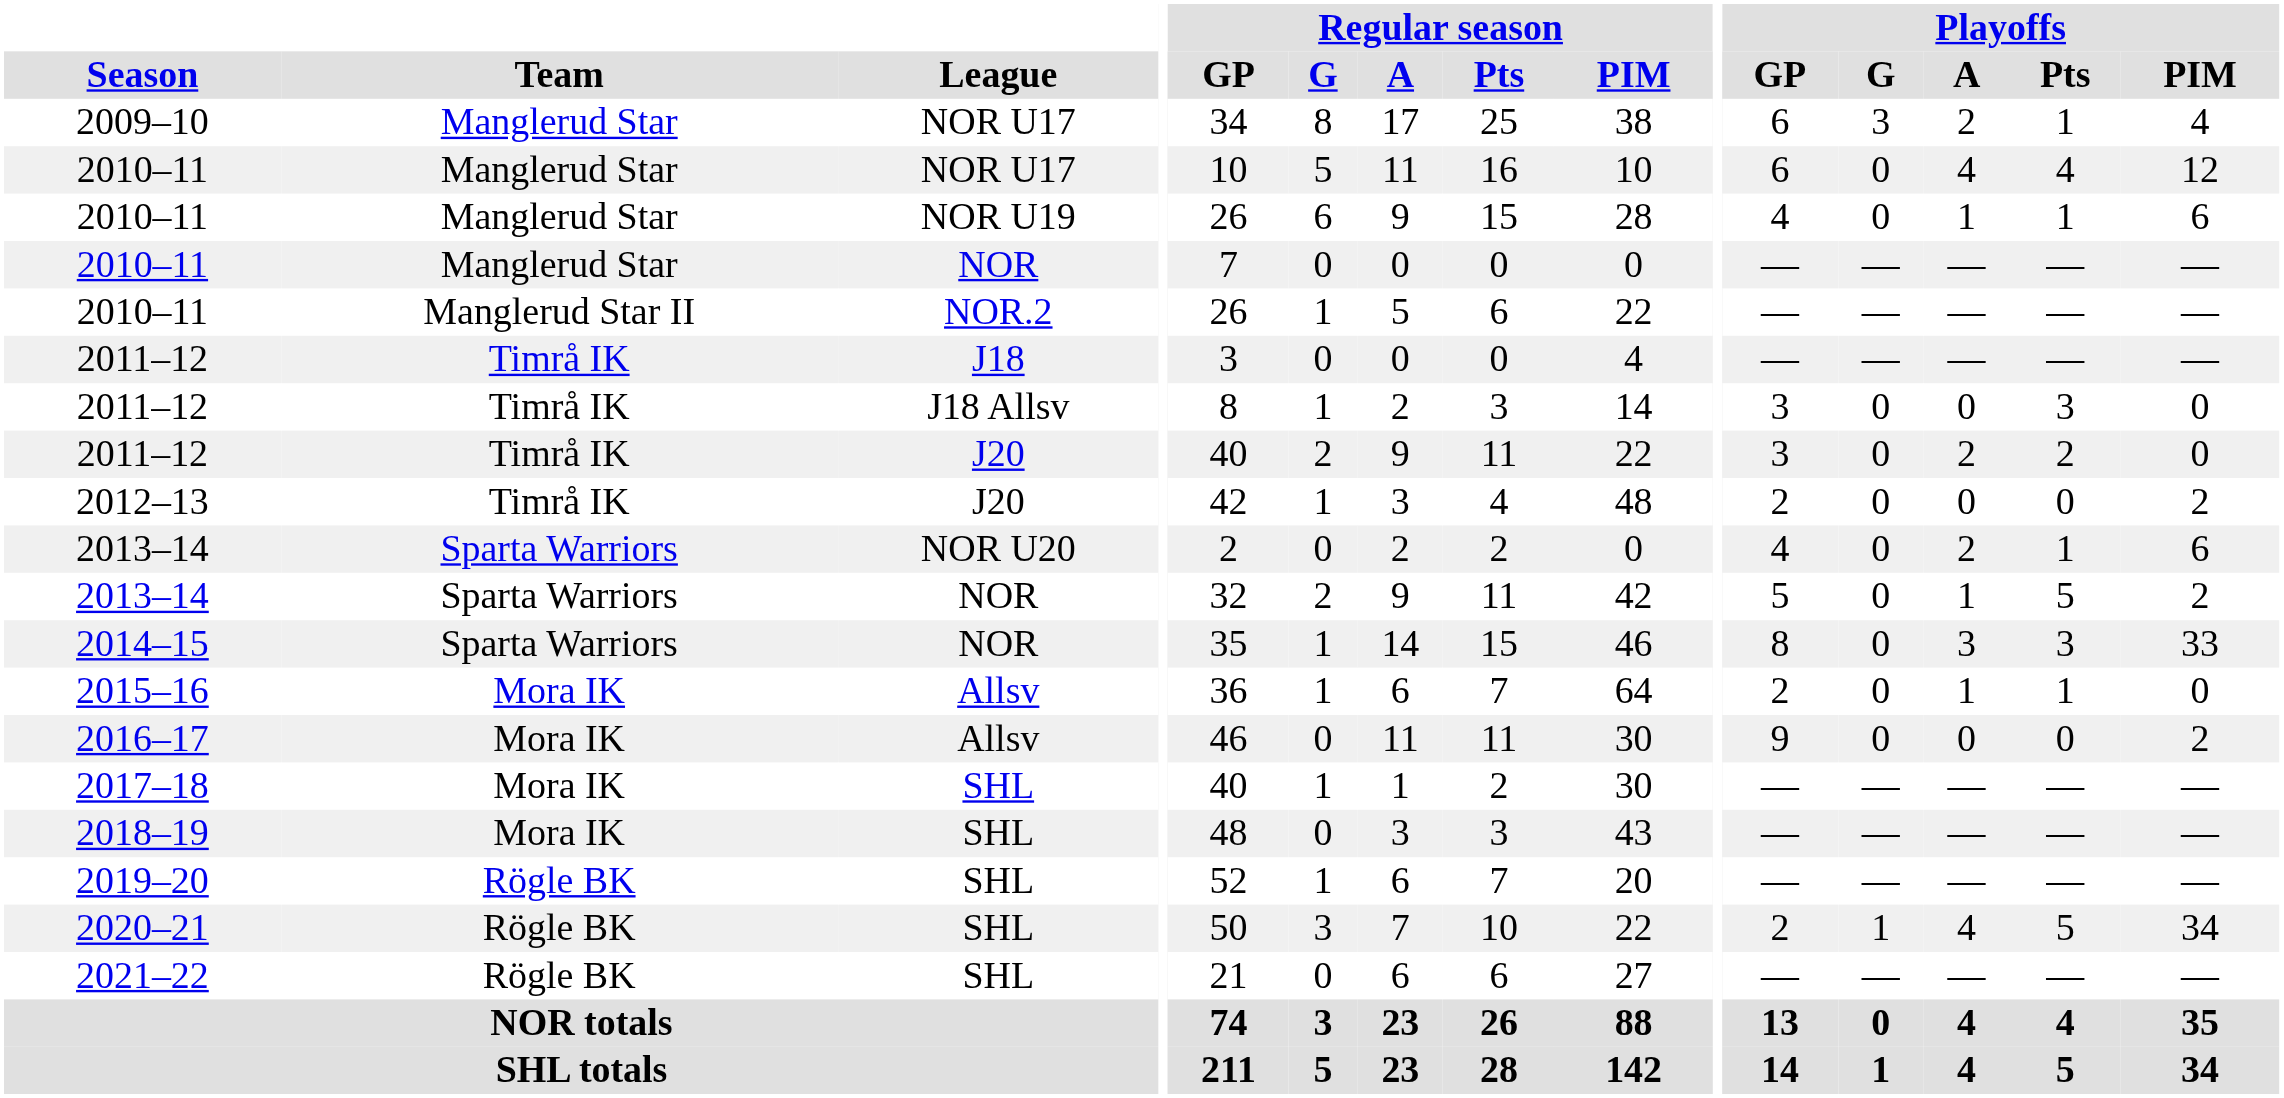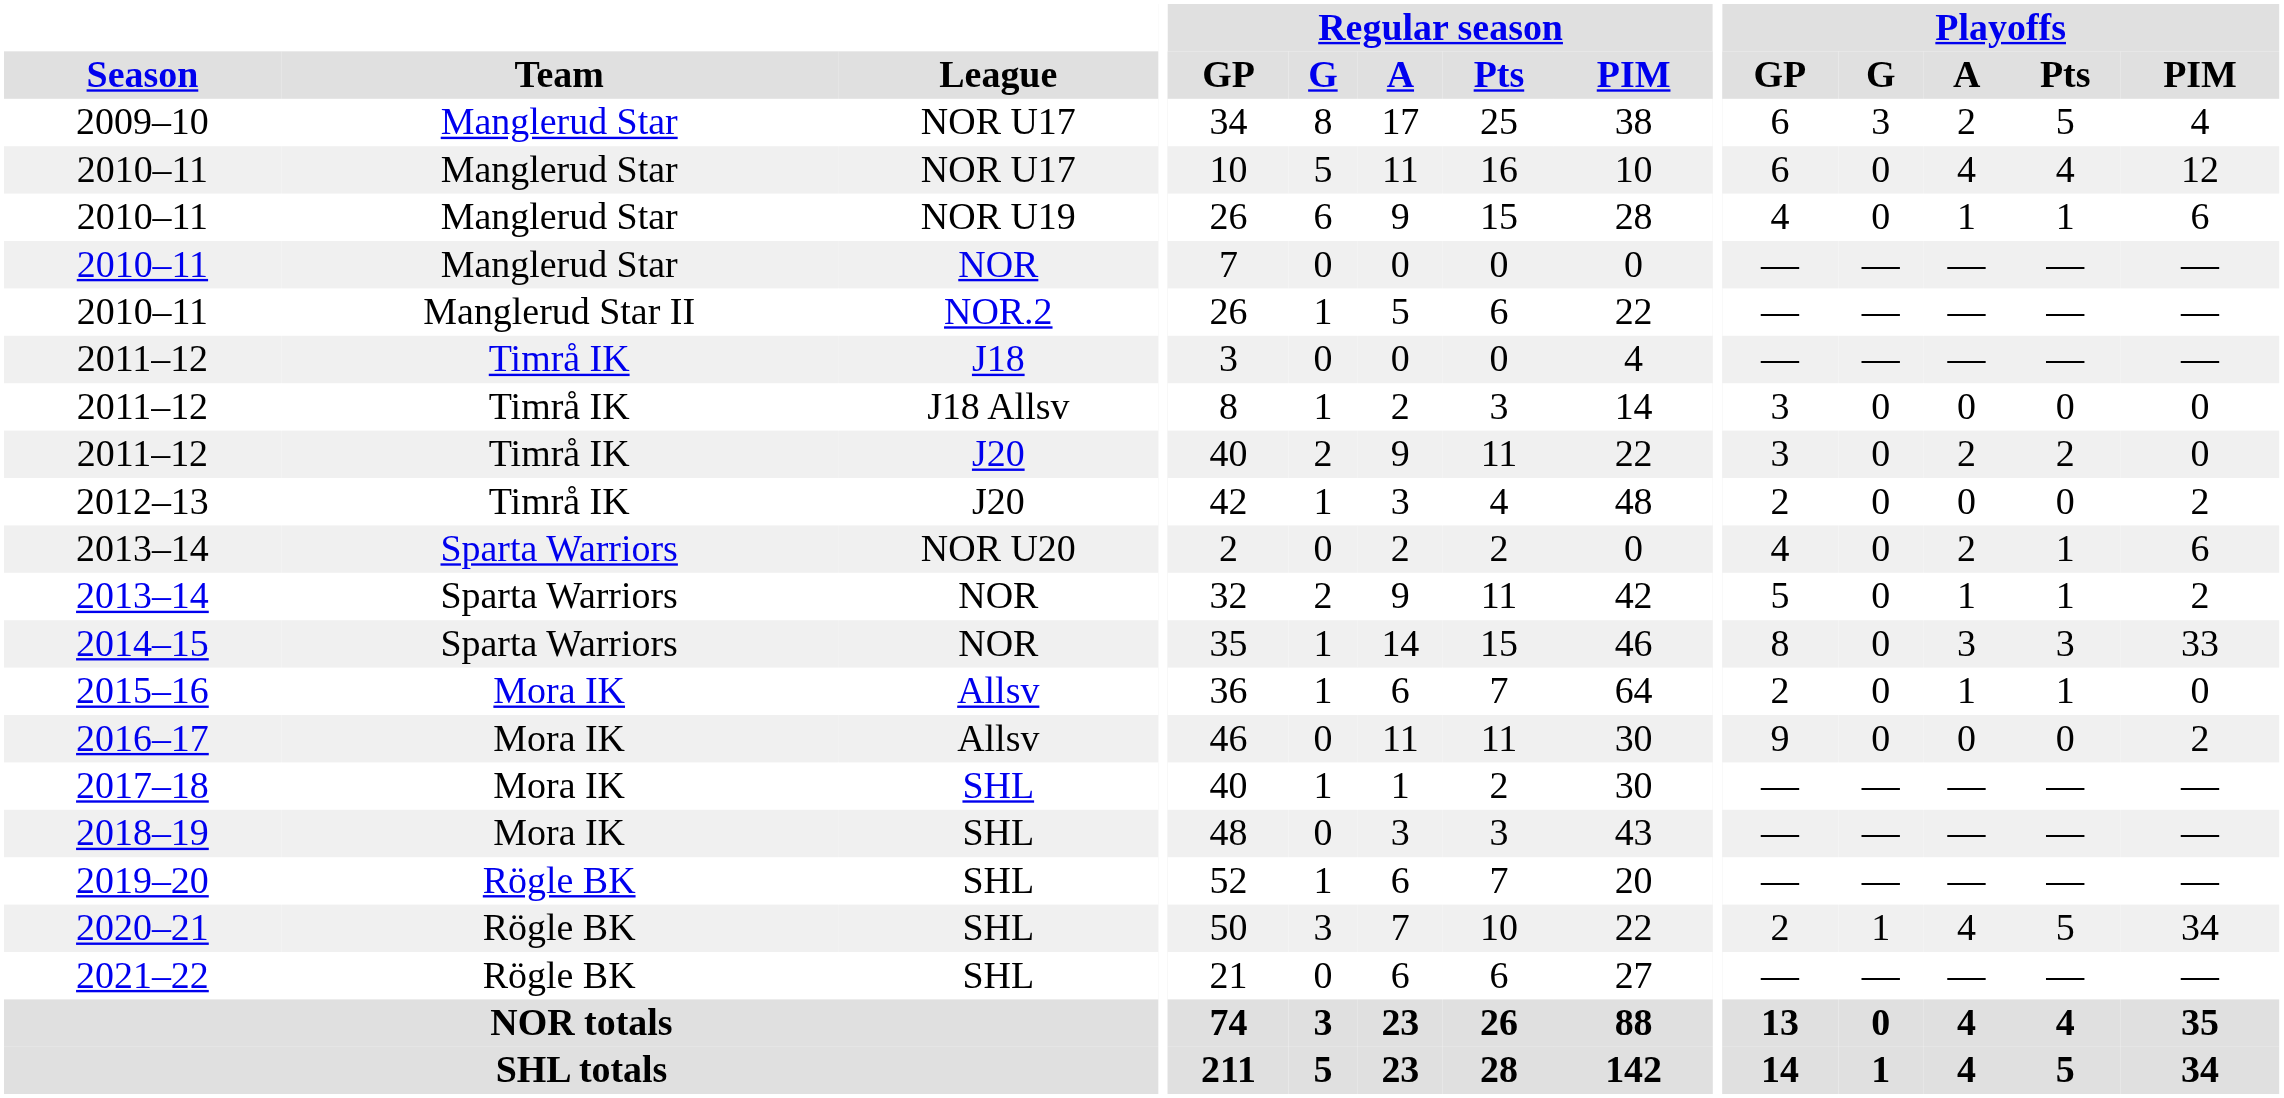(2065, 121) 1 -> (2065, 121) 5
(2065, 406) 3 -> (2065, 406) 0
(2065, 595) 5 -> (2065, 595) 1
